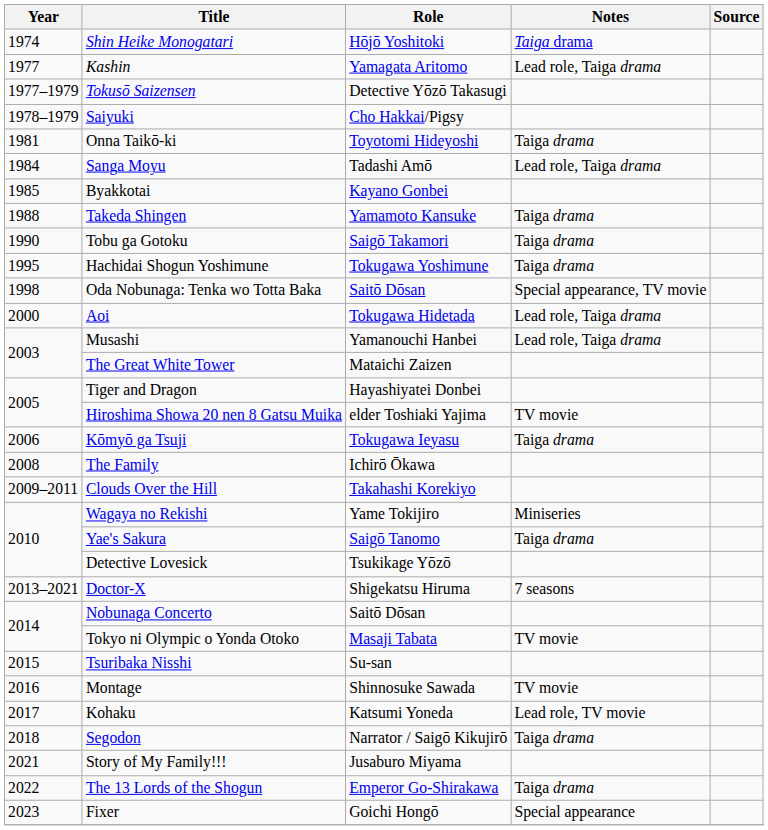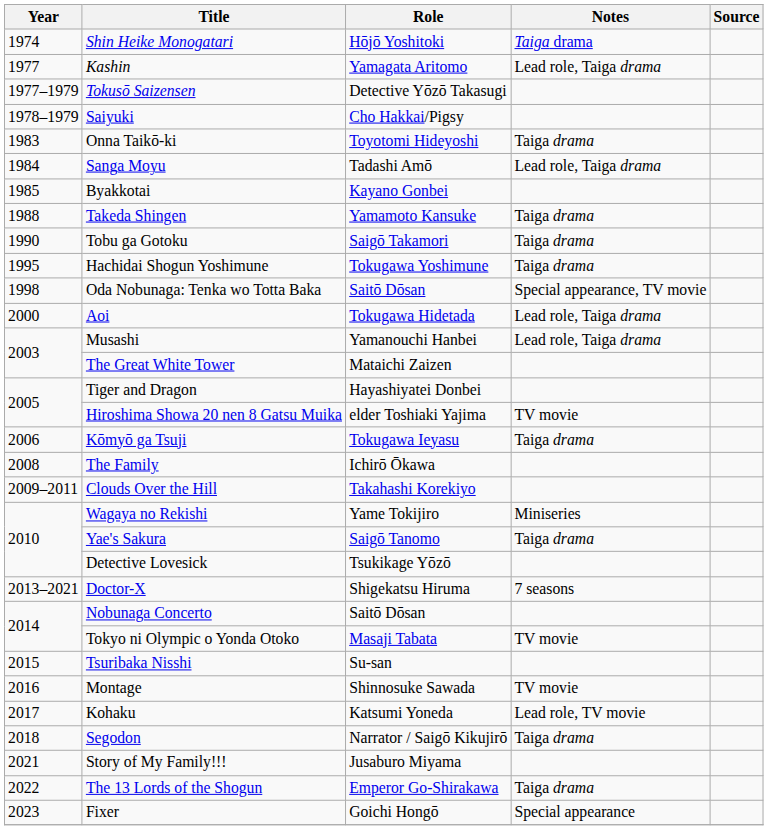(24, 141) 1981 -> (24, 141) 1983
